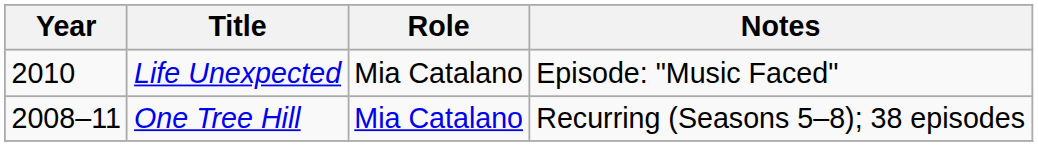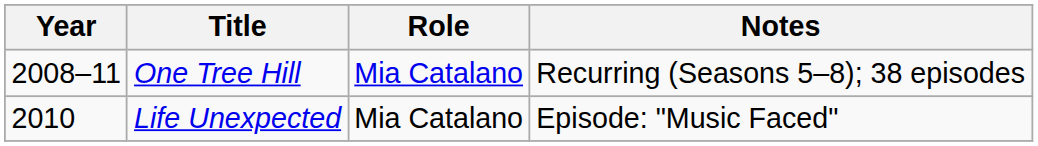rows swapped: (217, 118) <-> (238, 72)
